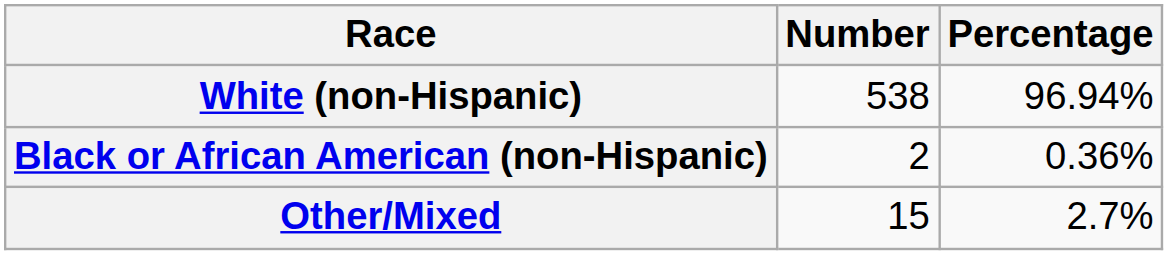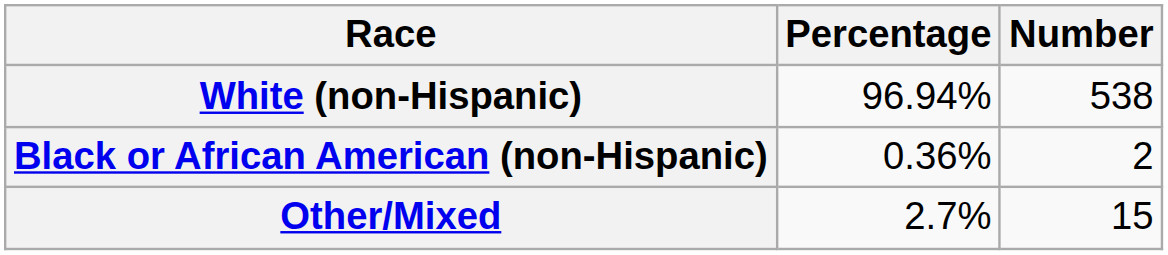columns swapped: (858, 34) <-> (1050, 34)
